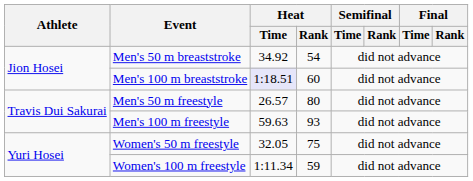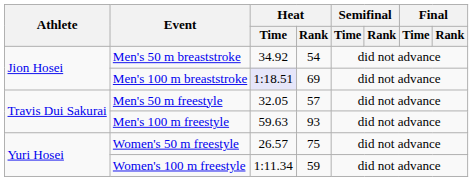(314, 79) 60 -> (314, 79) 69
(273, 100) 26.57 -> (273, 100) 32.05
(314, 100) 80 -> (314, 100) 57
(273, 144) 32.05 -> (273, 144) 26.57
